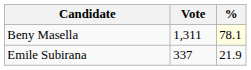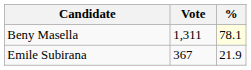(183, 55) 337 -> (183, 55) 367
